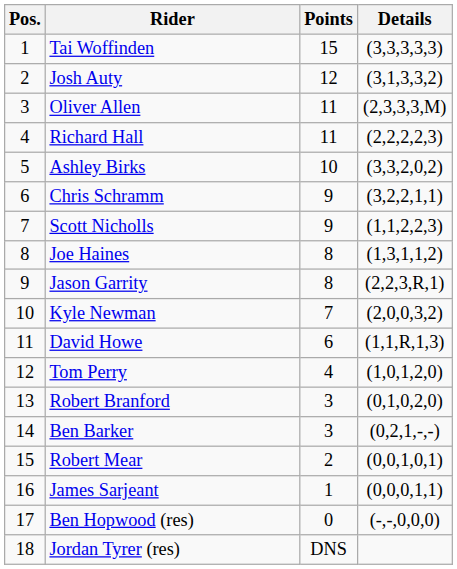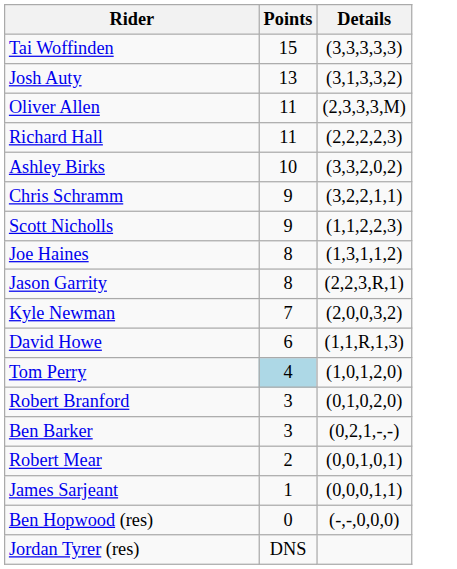- column: (25, 19)
(329, 77) 12 -> (288, 77) 13
(329, 372) no background -> (288, 372) lightblue background
